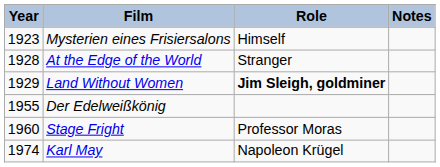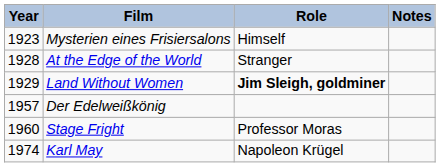(24, 106) 1955 -> (24, 106) 1957
